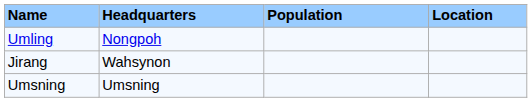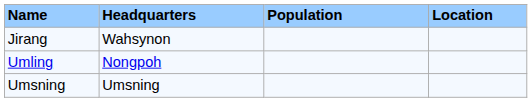rows swapped: (28, 62) <-> (30, 39)
